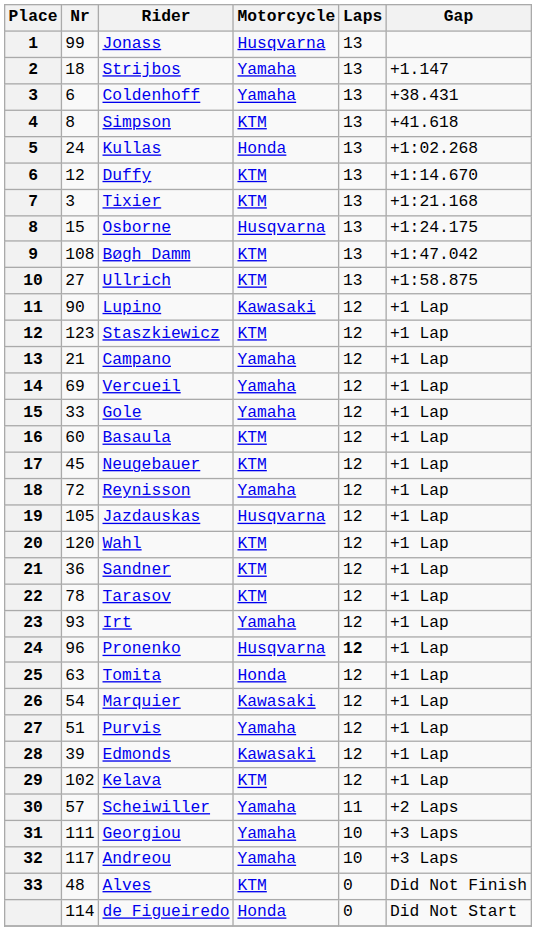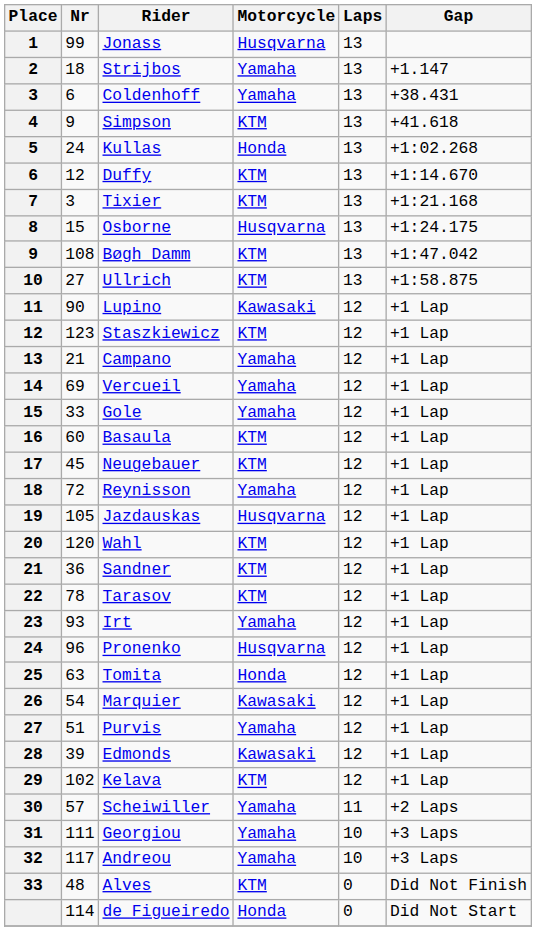(70, 123) 8 -> (70, 123) 9
(353, 650) bold -> (353, 650) normal
